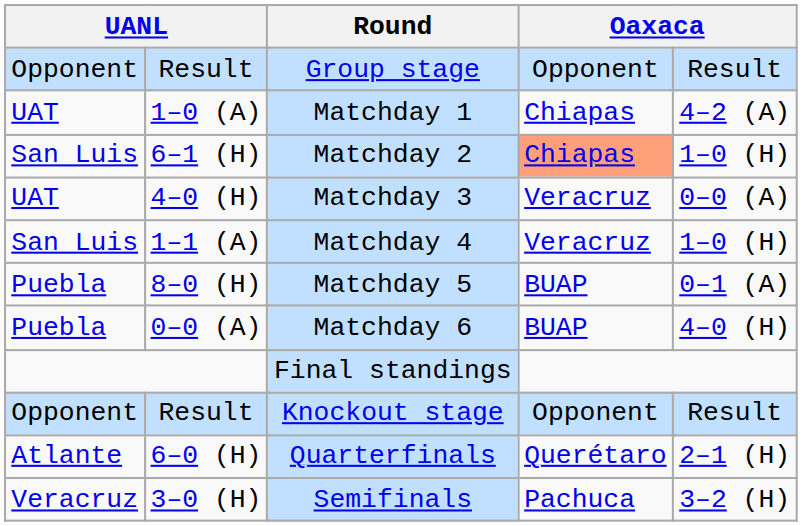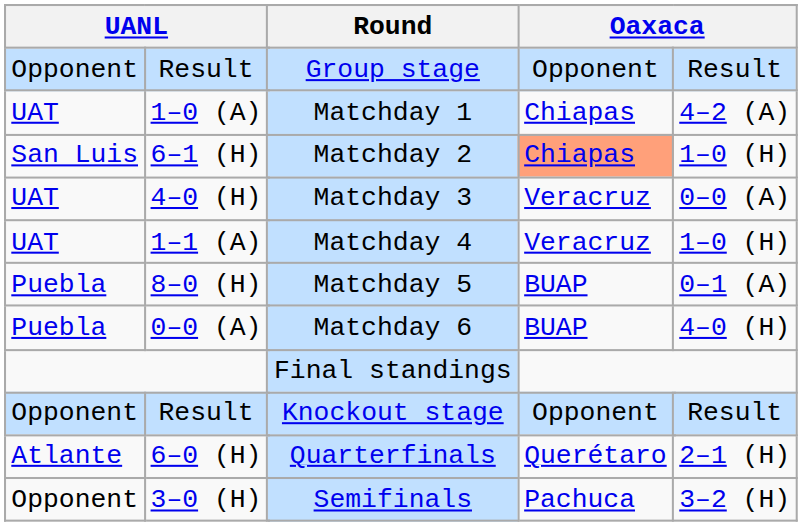(75, 242) San Luis -> (35, 242) UAT
(75, 500) Veracruz -> (75, 500) Opponent
